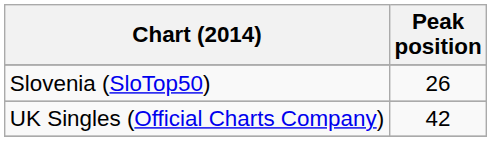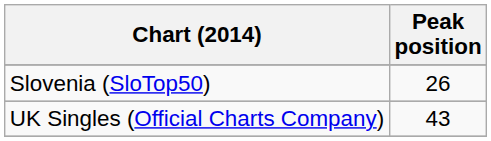(438, 118) 42 -> (438, 118) 43
